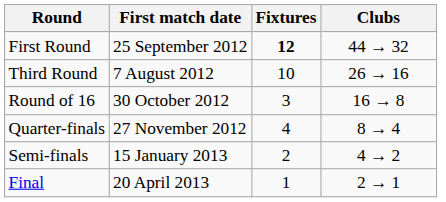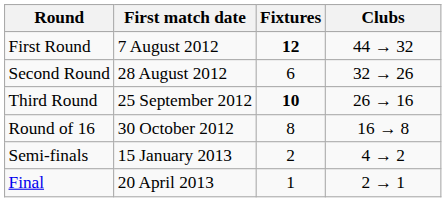(180, 45) 25 September 2012 -> (168, 45) 7 August 2012
+ row: (59, 73)
(163, 73) 7 August 2012 -> (185, 100) 25 September 2012
(286, 73) normal -> (291, 100) bold
(286, 100) 3 -> (291, 127) 8
- row: (57, 127)
